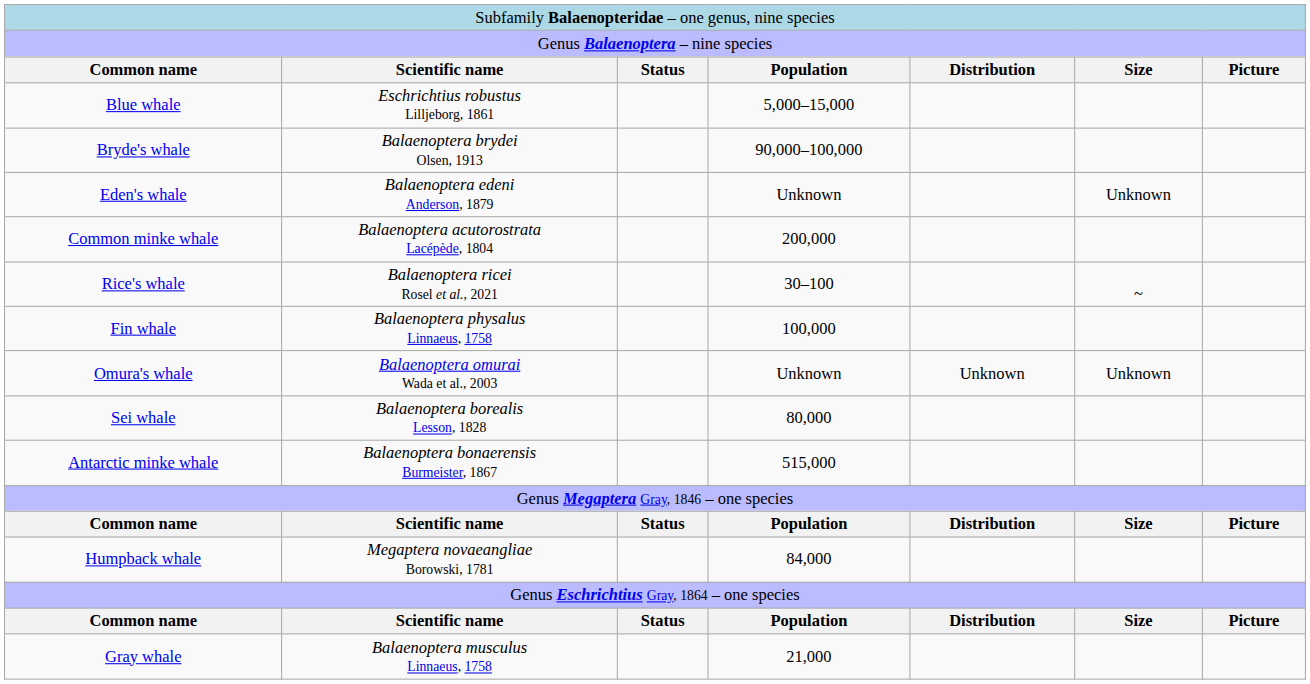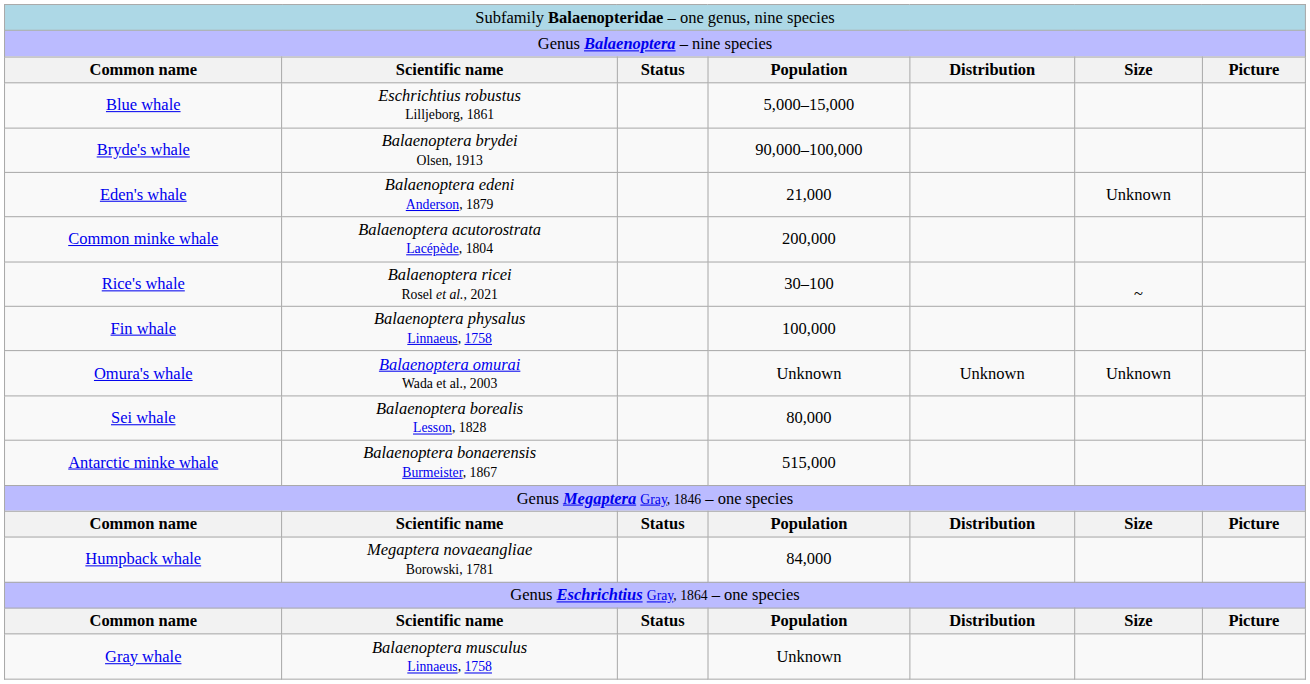(809, 194) Unknown -> (809, 194) 21,000
(809, 656) 21,000 -> (809, 656) Unknown
